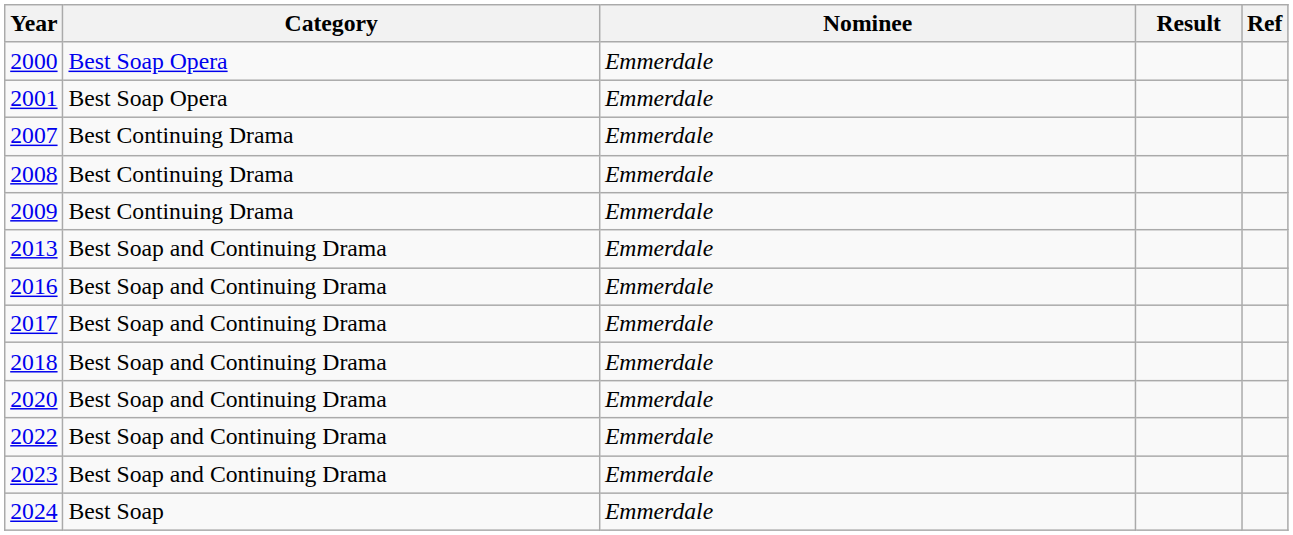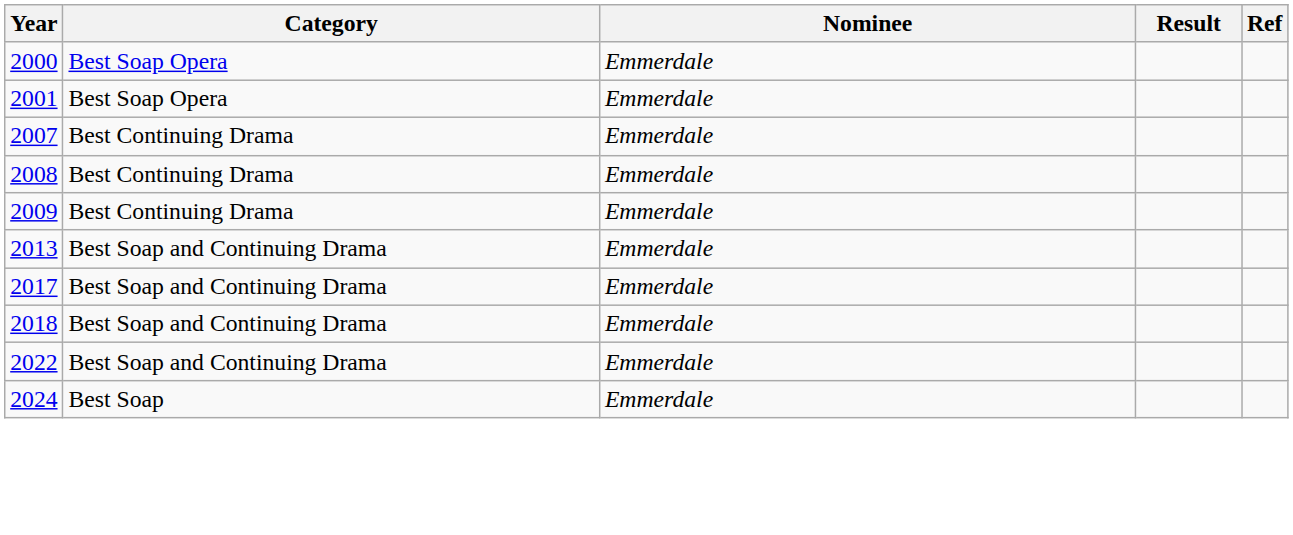- row: (34, 286)
- row: (34, 398)
- row: (34, 473)
